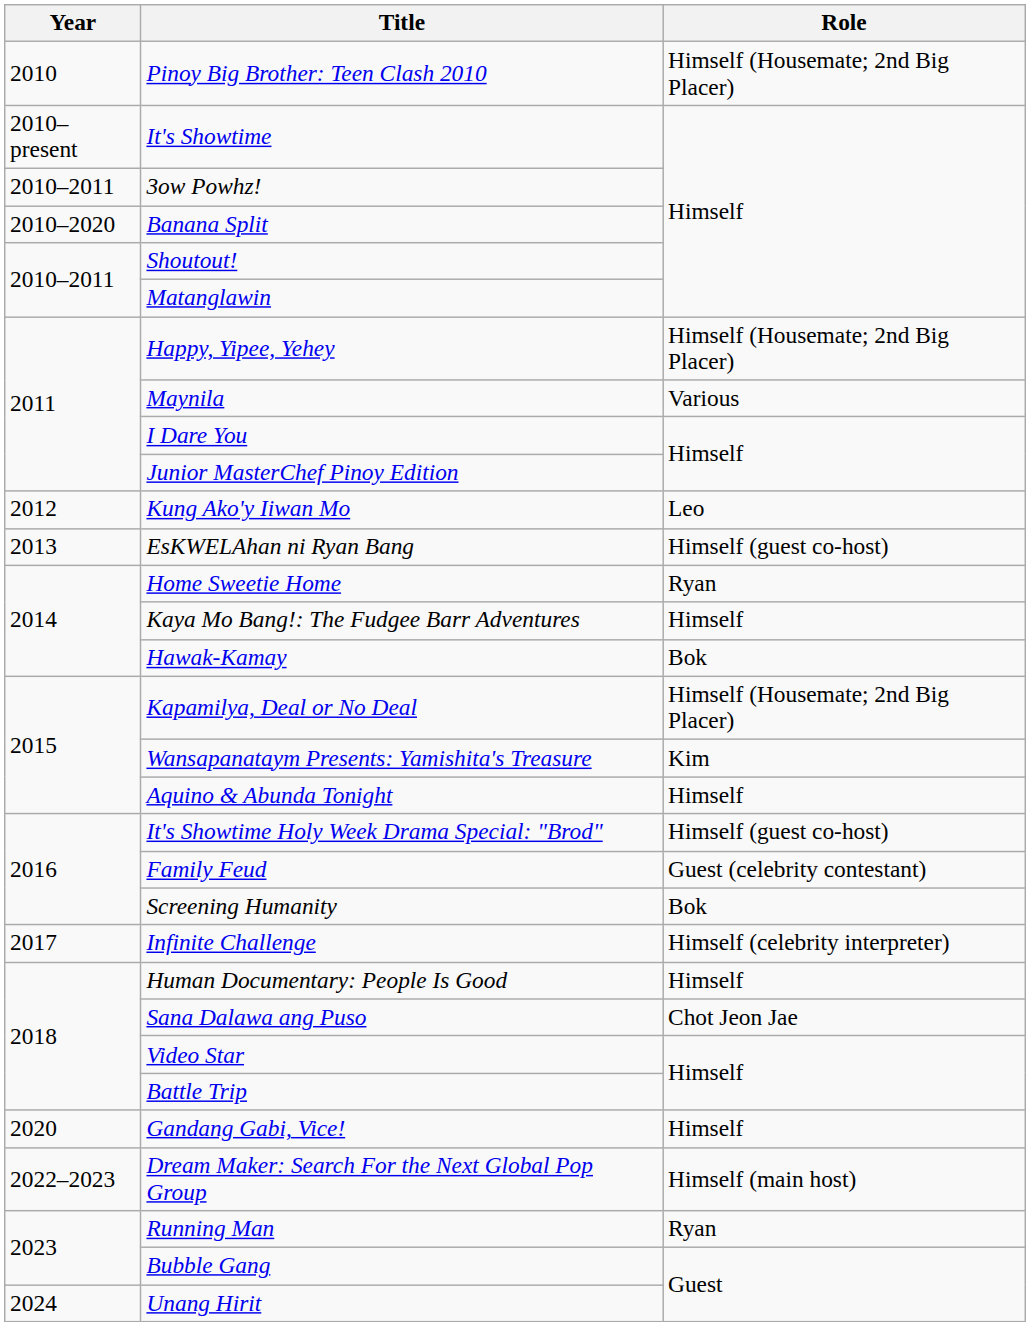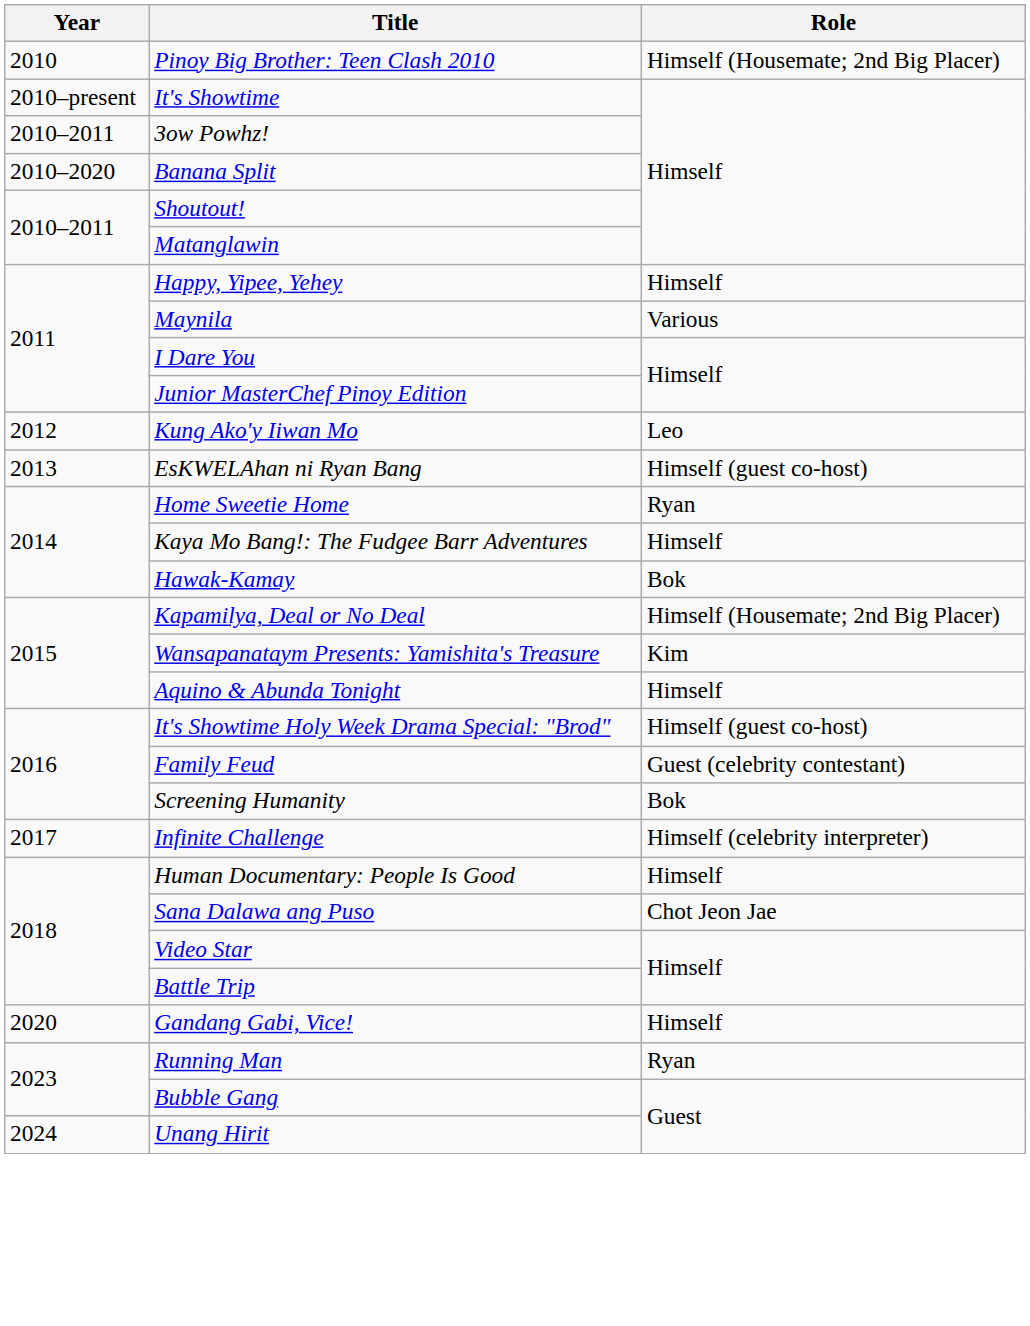(809, 348) Himself (Housemate; 2nd Big Placer) -> (685, 282) Himself
- row: (370, 1178)
